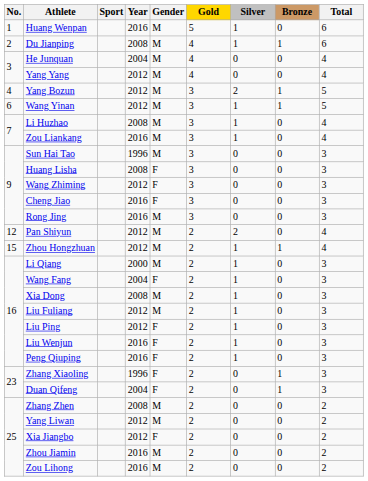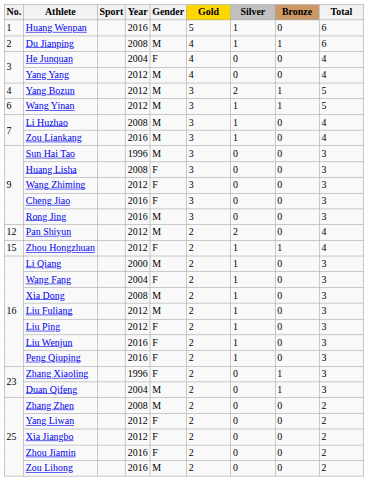(157, 59) M -> (155, 59) F
(157, 248) M -> (155, 248) F
(155, 389) F -> (157, 389) M
(157, 421) M -> (155, 421) F
(157, 452) M -> (155, 452) F
